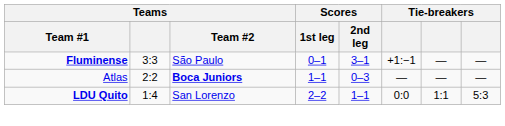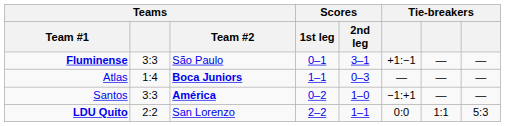(150, 78) 2:2 -> (150, 78) 1:4
+ row: (110, 95)
(150, 95) 1:4 -> (150, 113) 2:2
